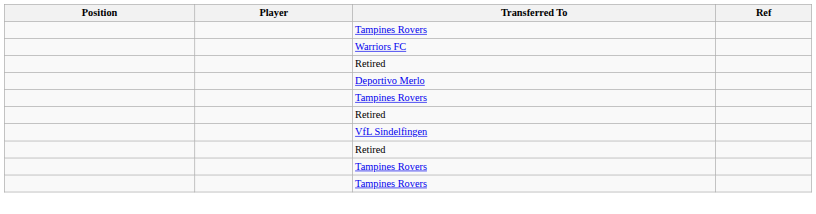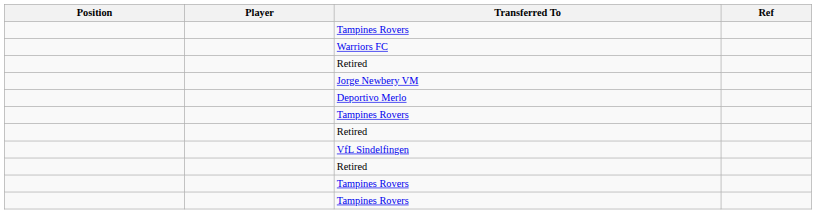+ row: (95, 81)
